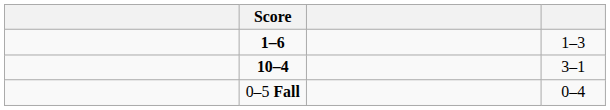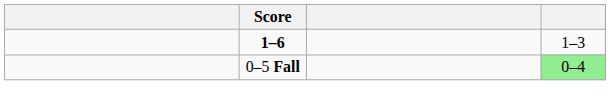- row: (273, 67)
(573, 92) no background -> (573, 67) lightgreen background
